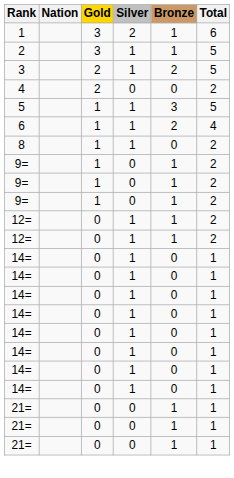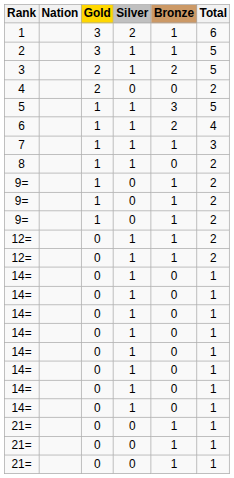+ row: (22, 145)
